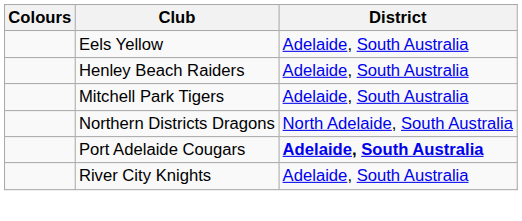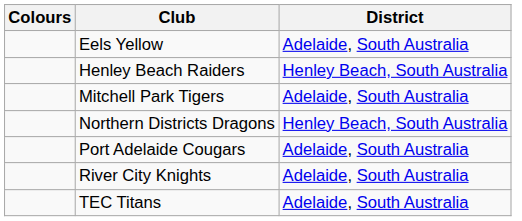(376, 70) Adelaide, South Australia -> (395, 70) Henley Beach, South Australia
(398, 123) North Adelaide, South Australia -> (395, 123) Henley Beach, South Australia
(383, 149) bold -> (376, 149) normal
+ row: (120, 202)
